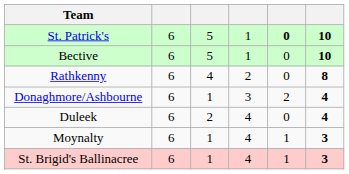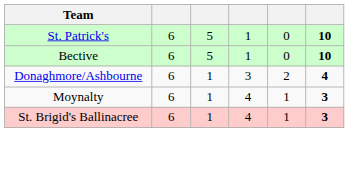(286, 35) bold -> (286, 35) normal
- row: (78, 76)
- row: (78, 117)
